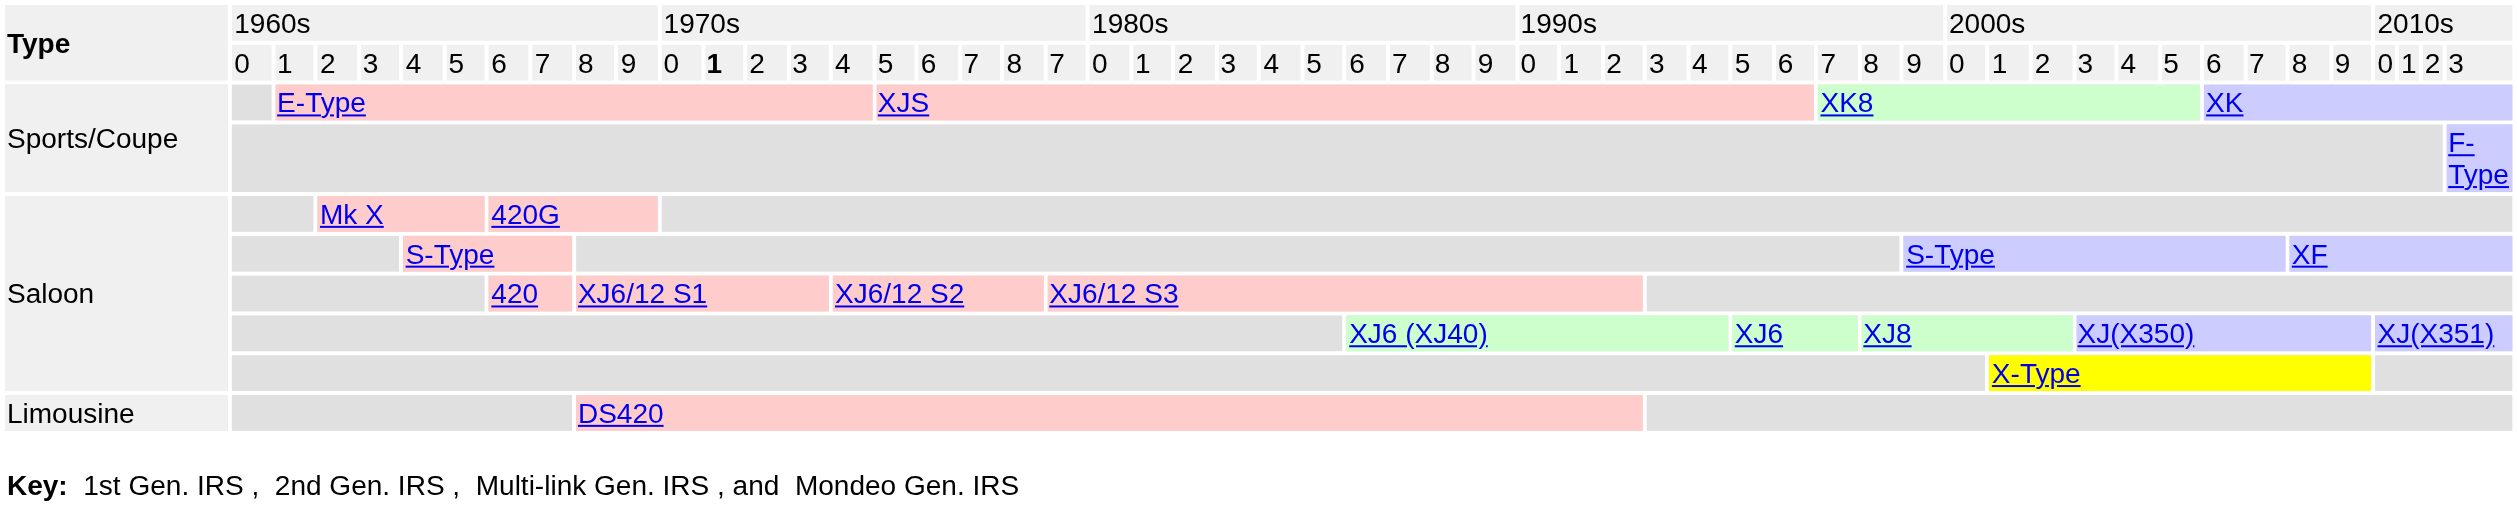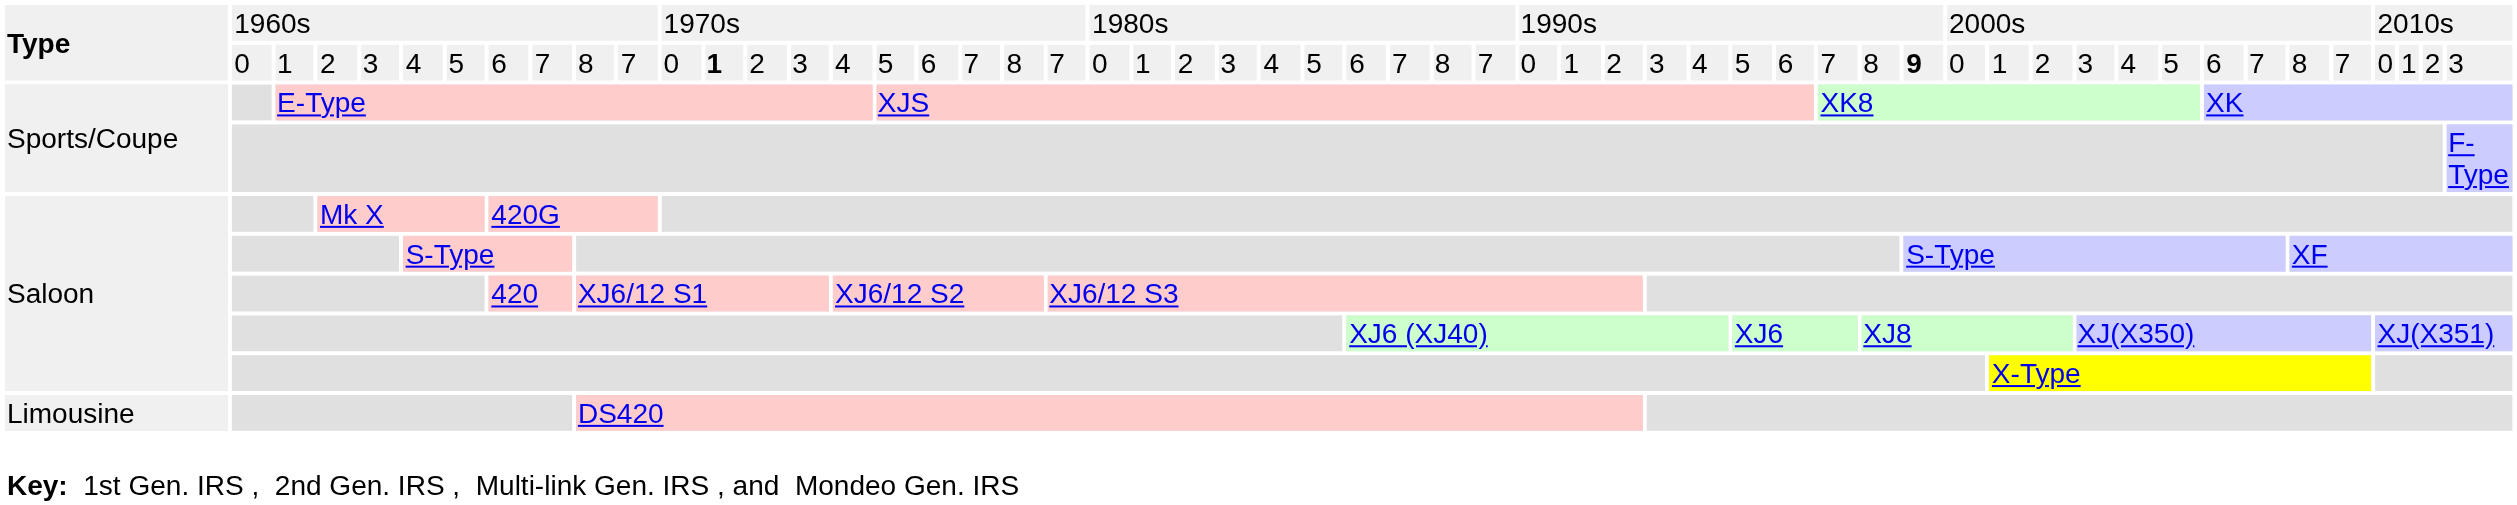(629, 63) 9 -> (629, 63) 7
(1486, 63) 9 -> (1486, 63) 7
(1914, 63) normal -> (1914, 63) bold
(2342, 63) 9 -> (2342, 63) 7
